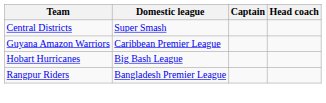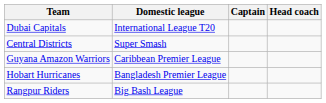+ row: (36, 28)
(148, 59) Big Bash League -> (170, 75) Bangladesh Premier League
(170, 75) Bangladesh Premier League -> (148, 91) Big Bash League
